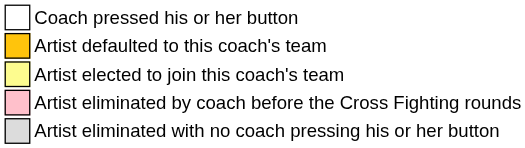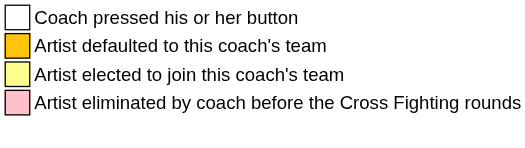- row: (267, 131)
